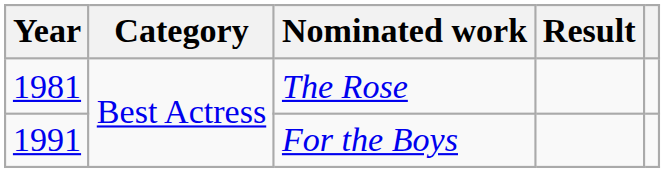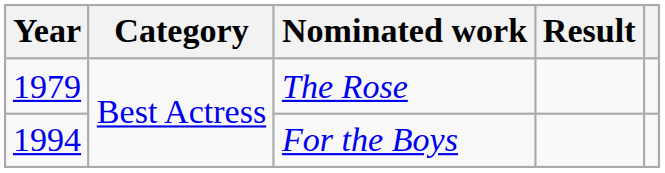(47, 85) 1981 -> (47, 85) 1979
(47, 139) 1991 -> (47, 139) 1994
